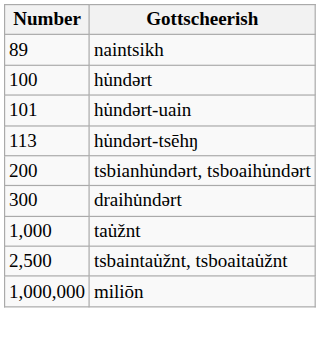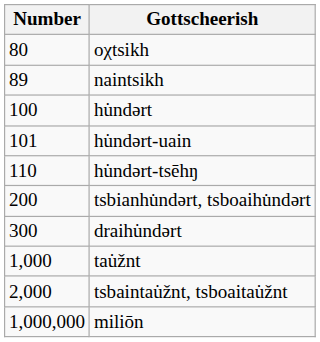+ row: (121, 49)
(23, 140) 113 -> (23, 170) 110
(30, 261) 2,500 -> (30, 291) 2,000
